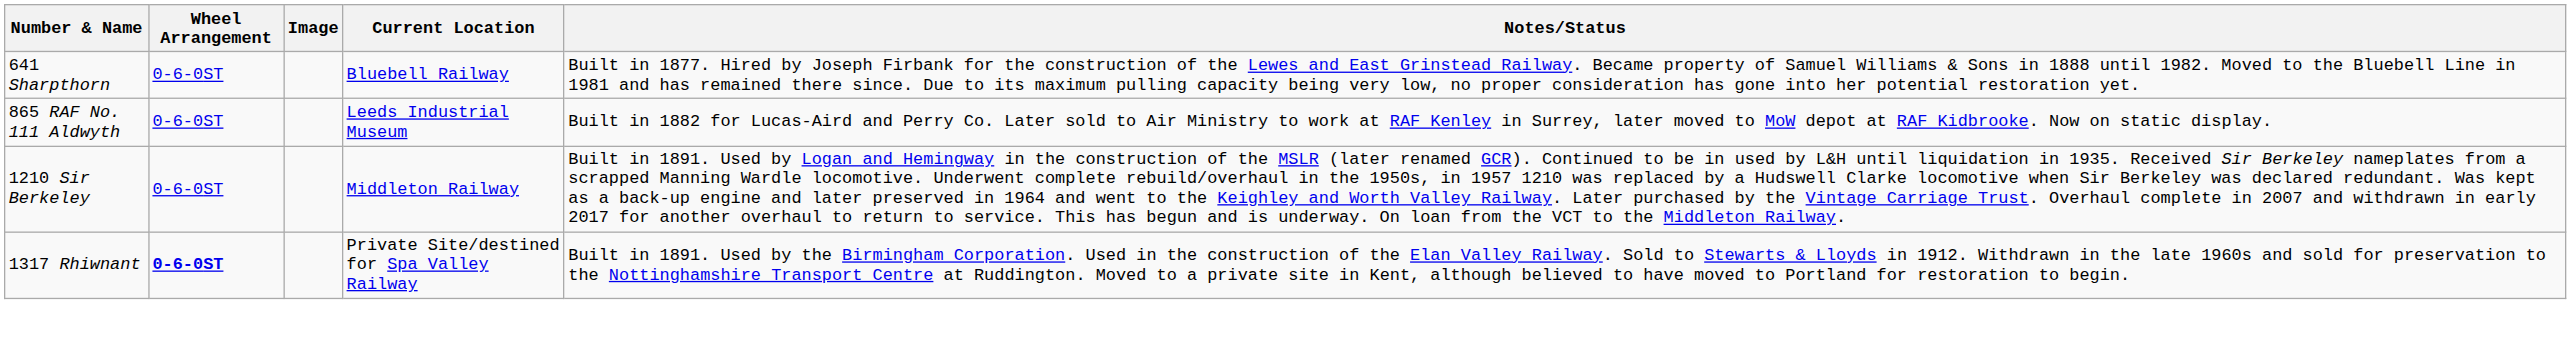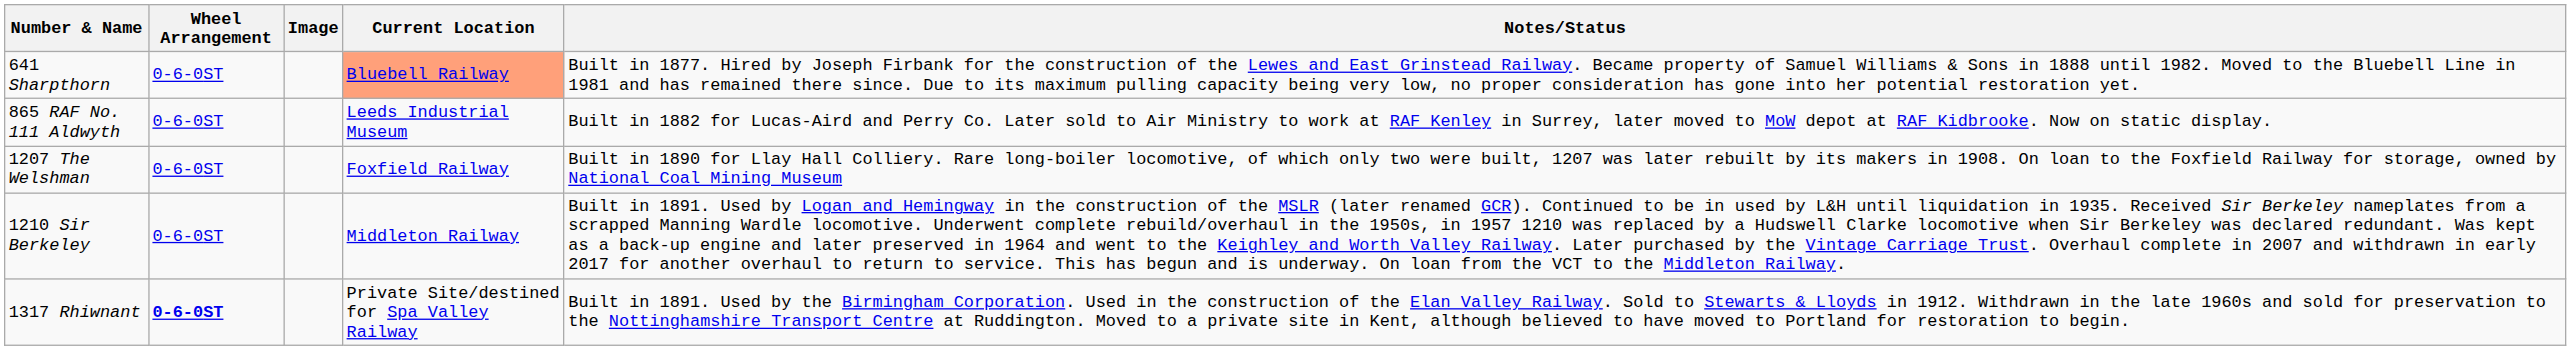(428, 75) no background -> (428, 75) lightsalmon background
+ row: (49, 169)
